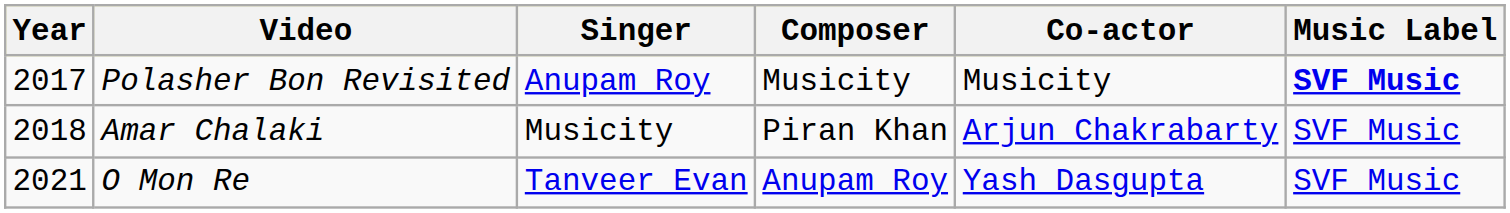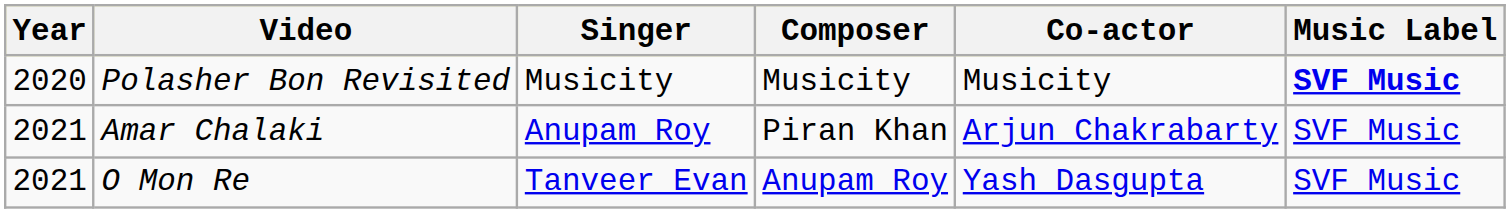(50, 81) 2017 -> (50, 81) 2020
(618, 81) Anupam Roy -> (599, 81) Musicity
(50, 131) 2018 -> (50, 131) 2021
(599, 131) Musicity -> (618, 131) Anupam Roy
